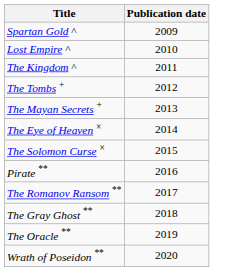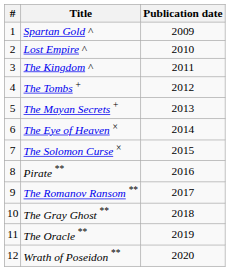+ column: (13, 13)
